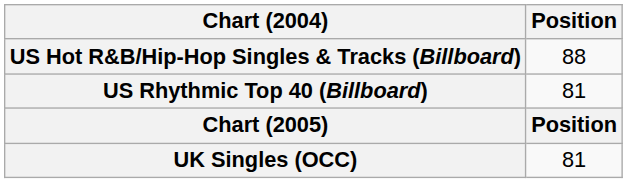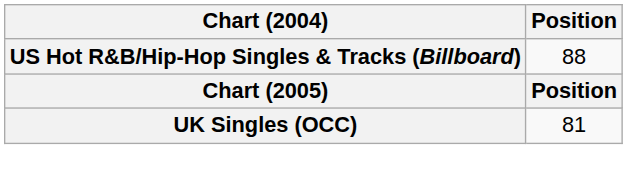- row: (265, 90)
